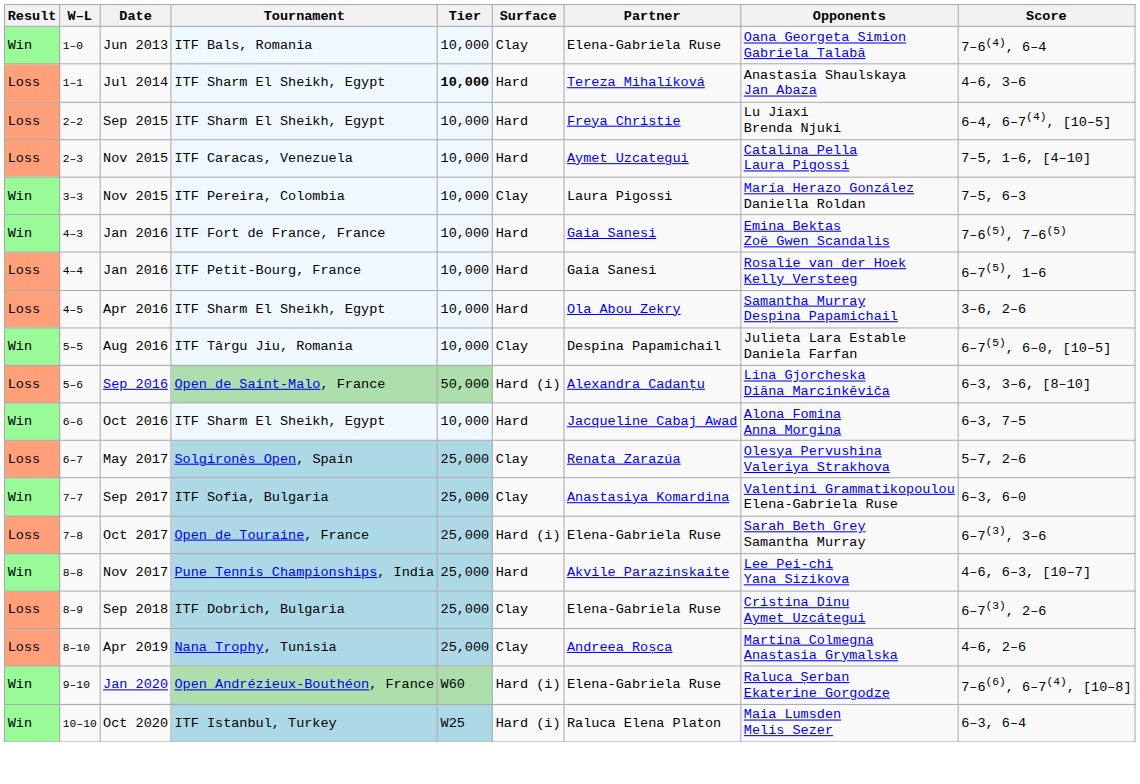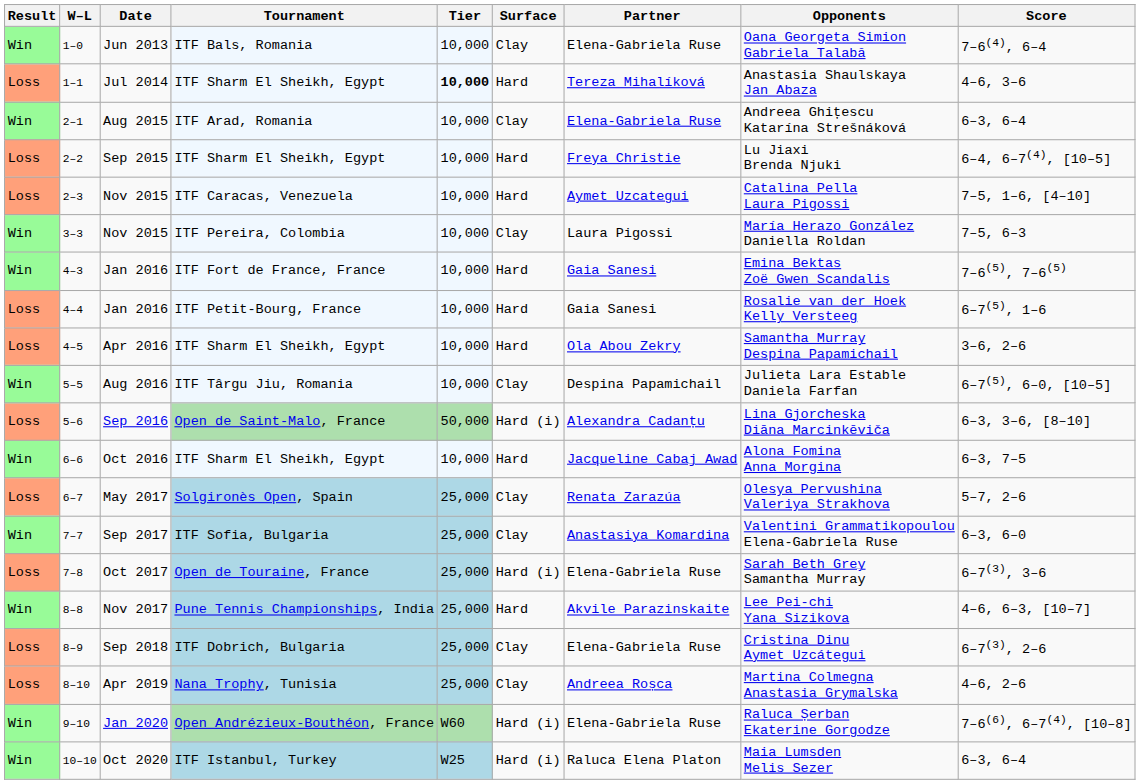+ row: (73, 121)
